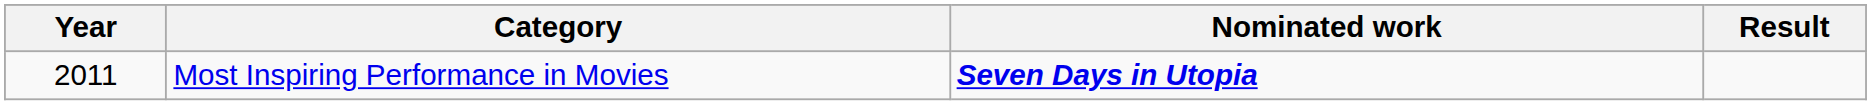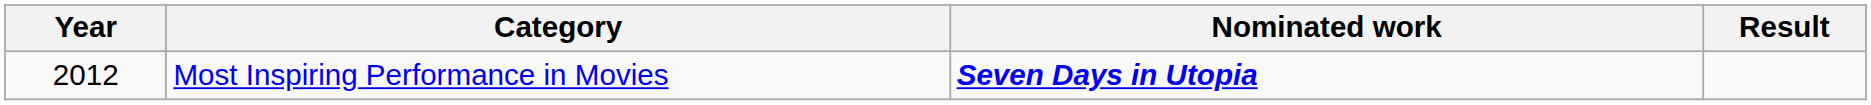(86, 74) 2011 -> (86, 74) 2012
